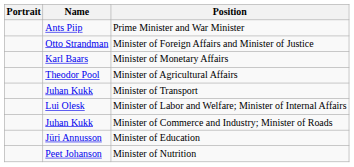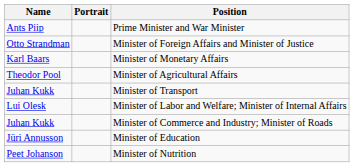columns swapped: (77, 12) <-> (24, 12)
